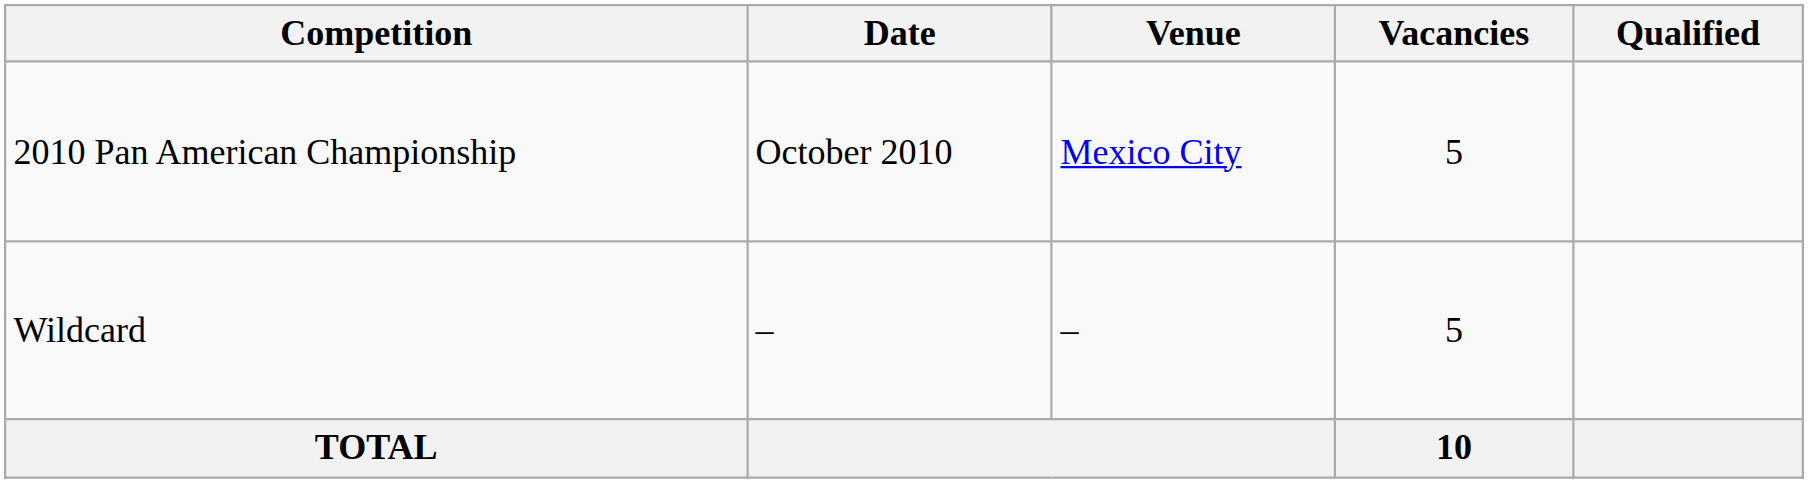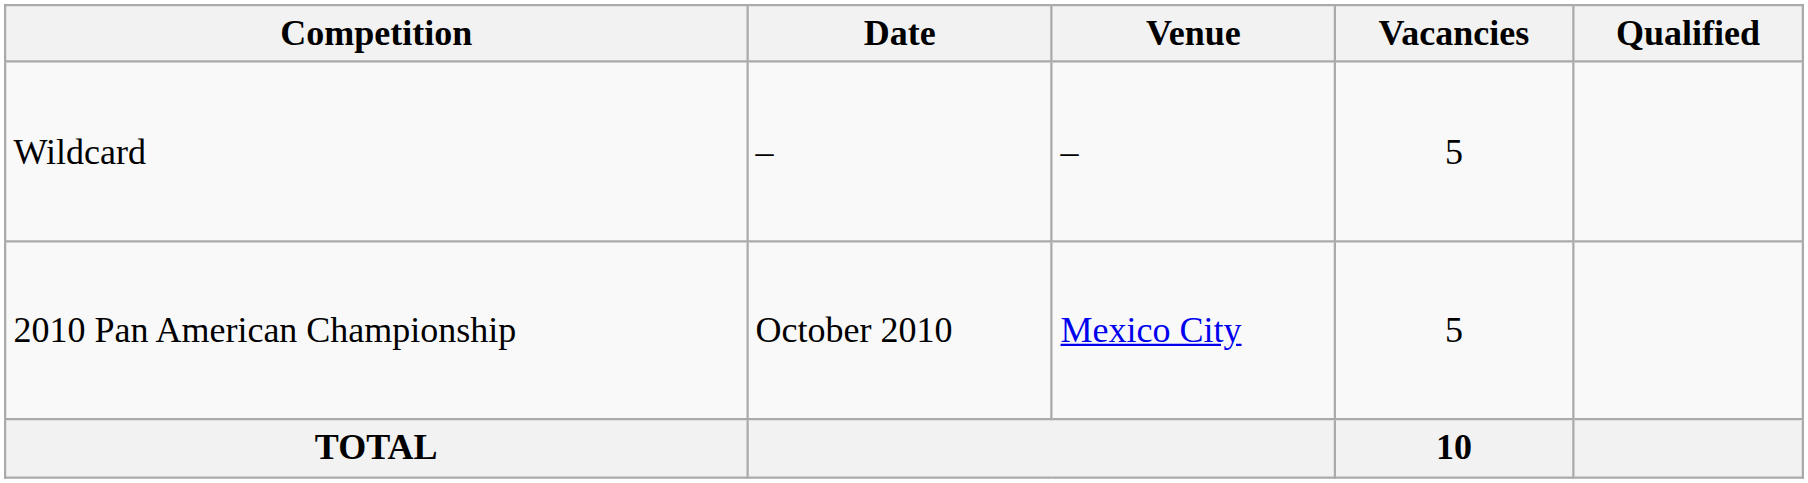rows swapped: (265, 150) <-> (80, 329)
